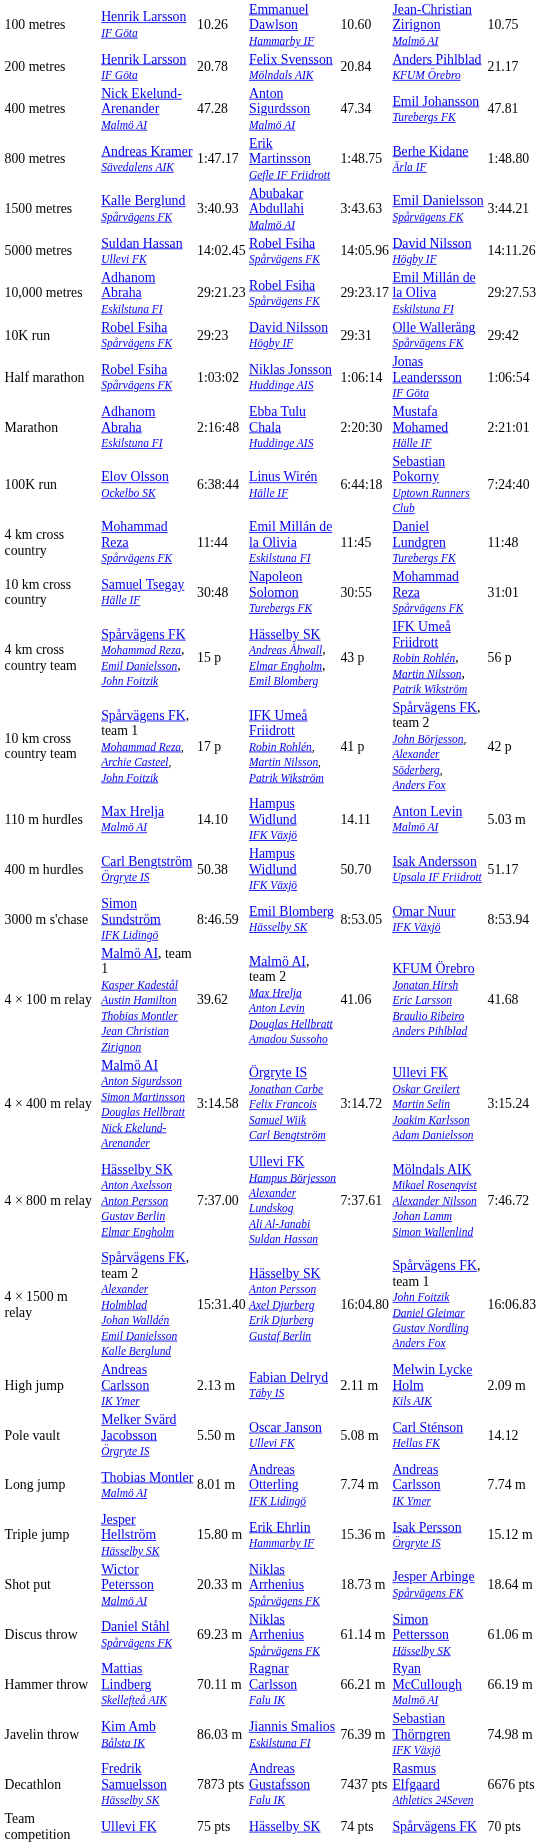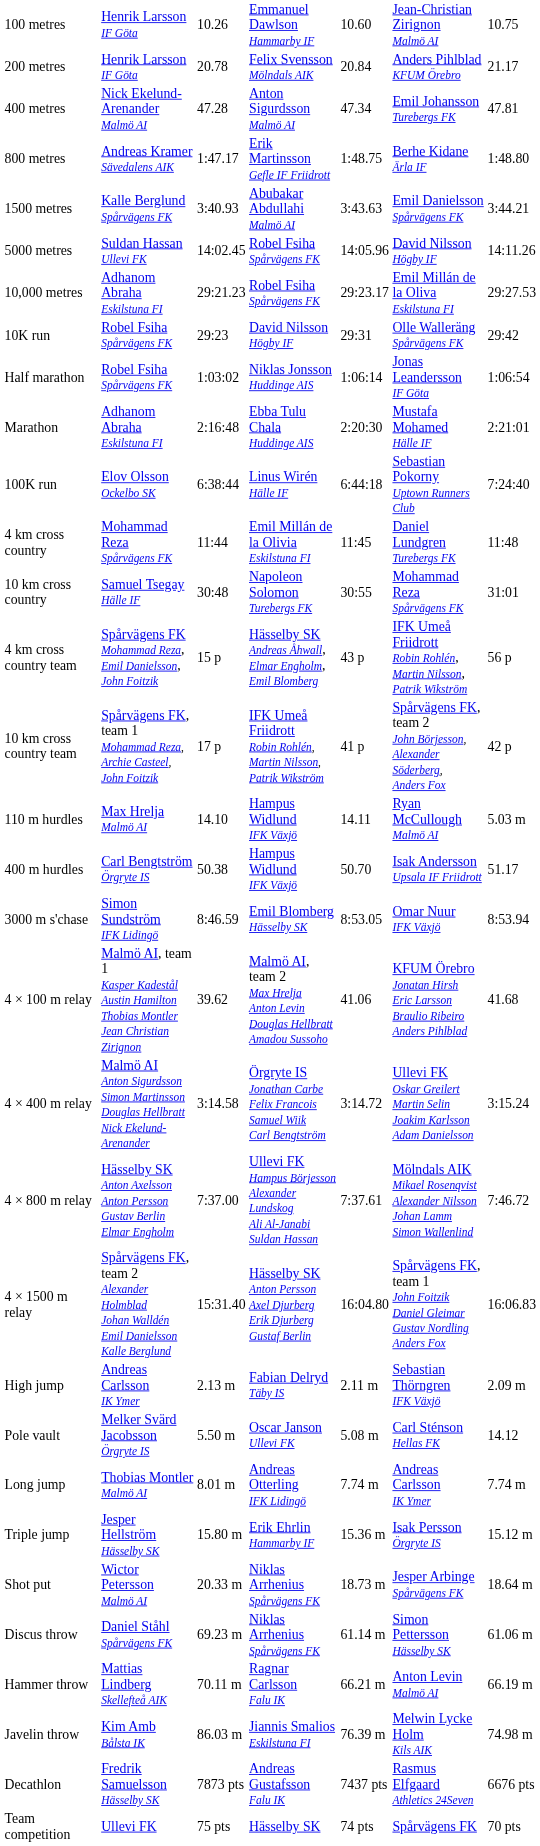(427, 819) Anton Levin Malmö AI -> (427, 819) Ryan McCullough Malmö AI
(432, 1385) Melwin Lycke Holm Kils AIK -> (421, 1385) Sebastian Thörngren IFK Växjö
(427, 1684) Ryan McCullough Malmö AI -> (427, 1684) Anton Levin Malmö AI
(421, 1734) Sebastian Thörngren IFK Växjö -> (432, 1734) Melwin Lycke Holm Kils AIK
